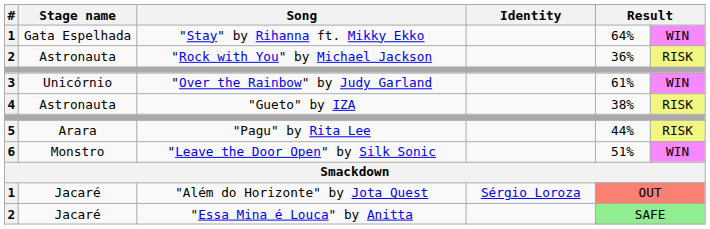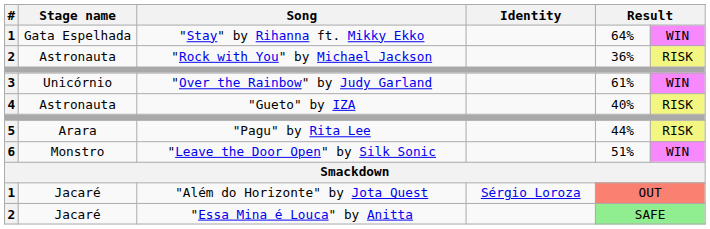(623, 104) 38% -> (623, 104) 40%
